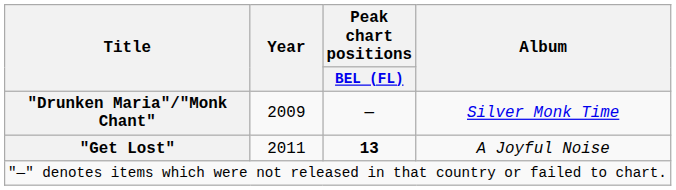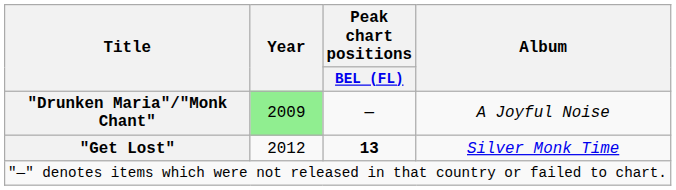(286, 113) no background -> (286, 113) lightgreen background
(543, 113) Silver Monk Time -> (543, 113) A Joyful Noise
(286, 148) 2011 -> (286, 148) 2012
(543, 148) A Joyful Noise -> (543, 148) Silver Monk Time
